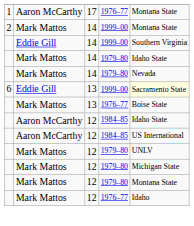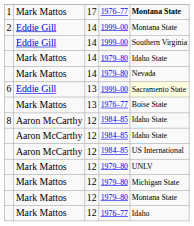(49, 12) Aaron McCarthy -> (41, 12) Mark Mattos
(154, 12) normal -> (156, 12) bold
(41, 27) Mark Mattos -> (36, 27) Eddie Gill
+ row: (9, 120)
